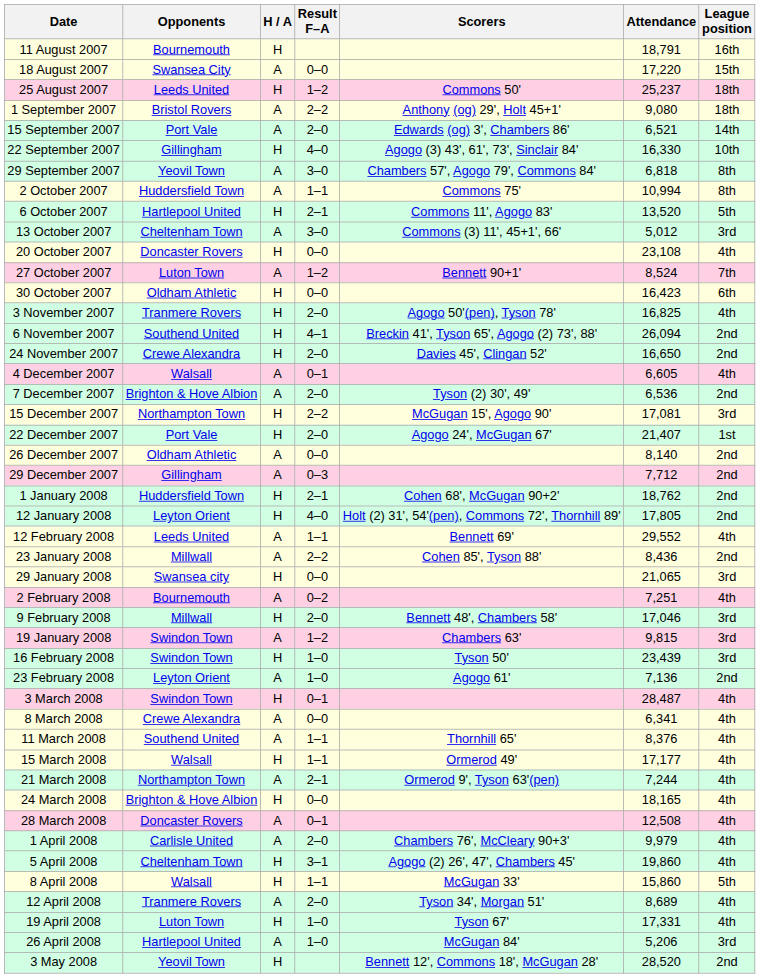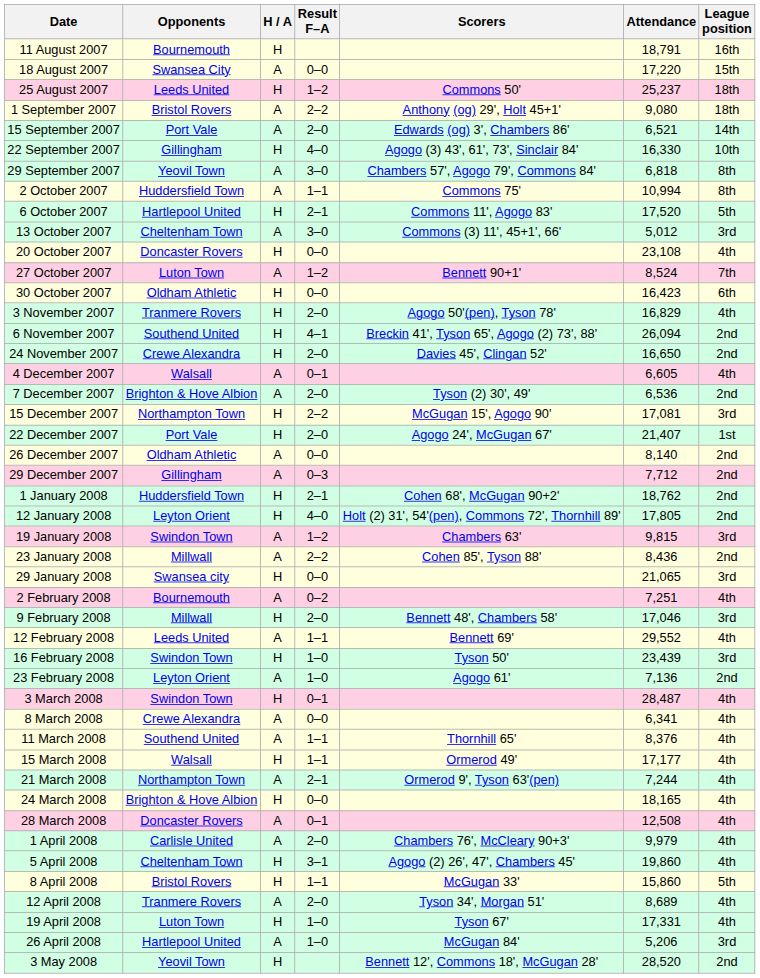(661, 211) 13,520 -> (661, 211) 17,520
(661, 313) 16,825 -> (661, 313) 16,829
rows swapped: (64, 638) <-> (64, 536)
(192, 881) Walsall -> (192, 881) Bristol Rovers
